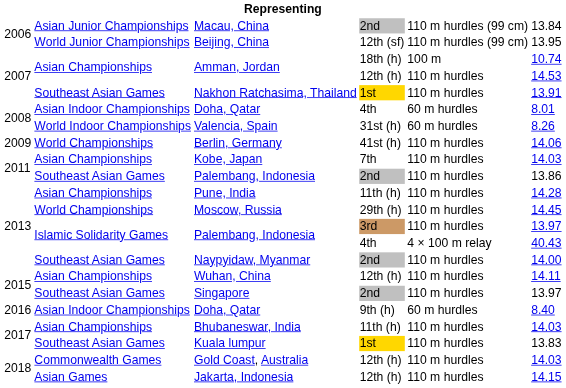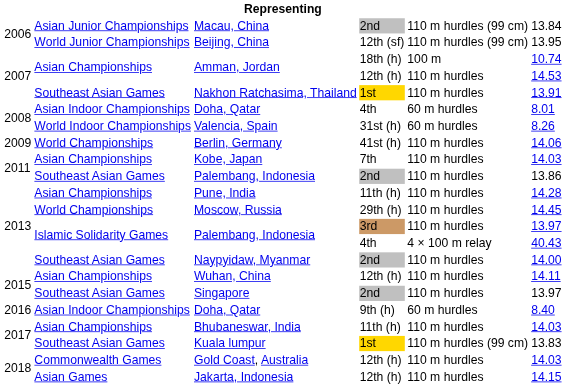(445, 343) 110 m hurdles -> (468, 343) 110 m hurdles (99 cm)
